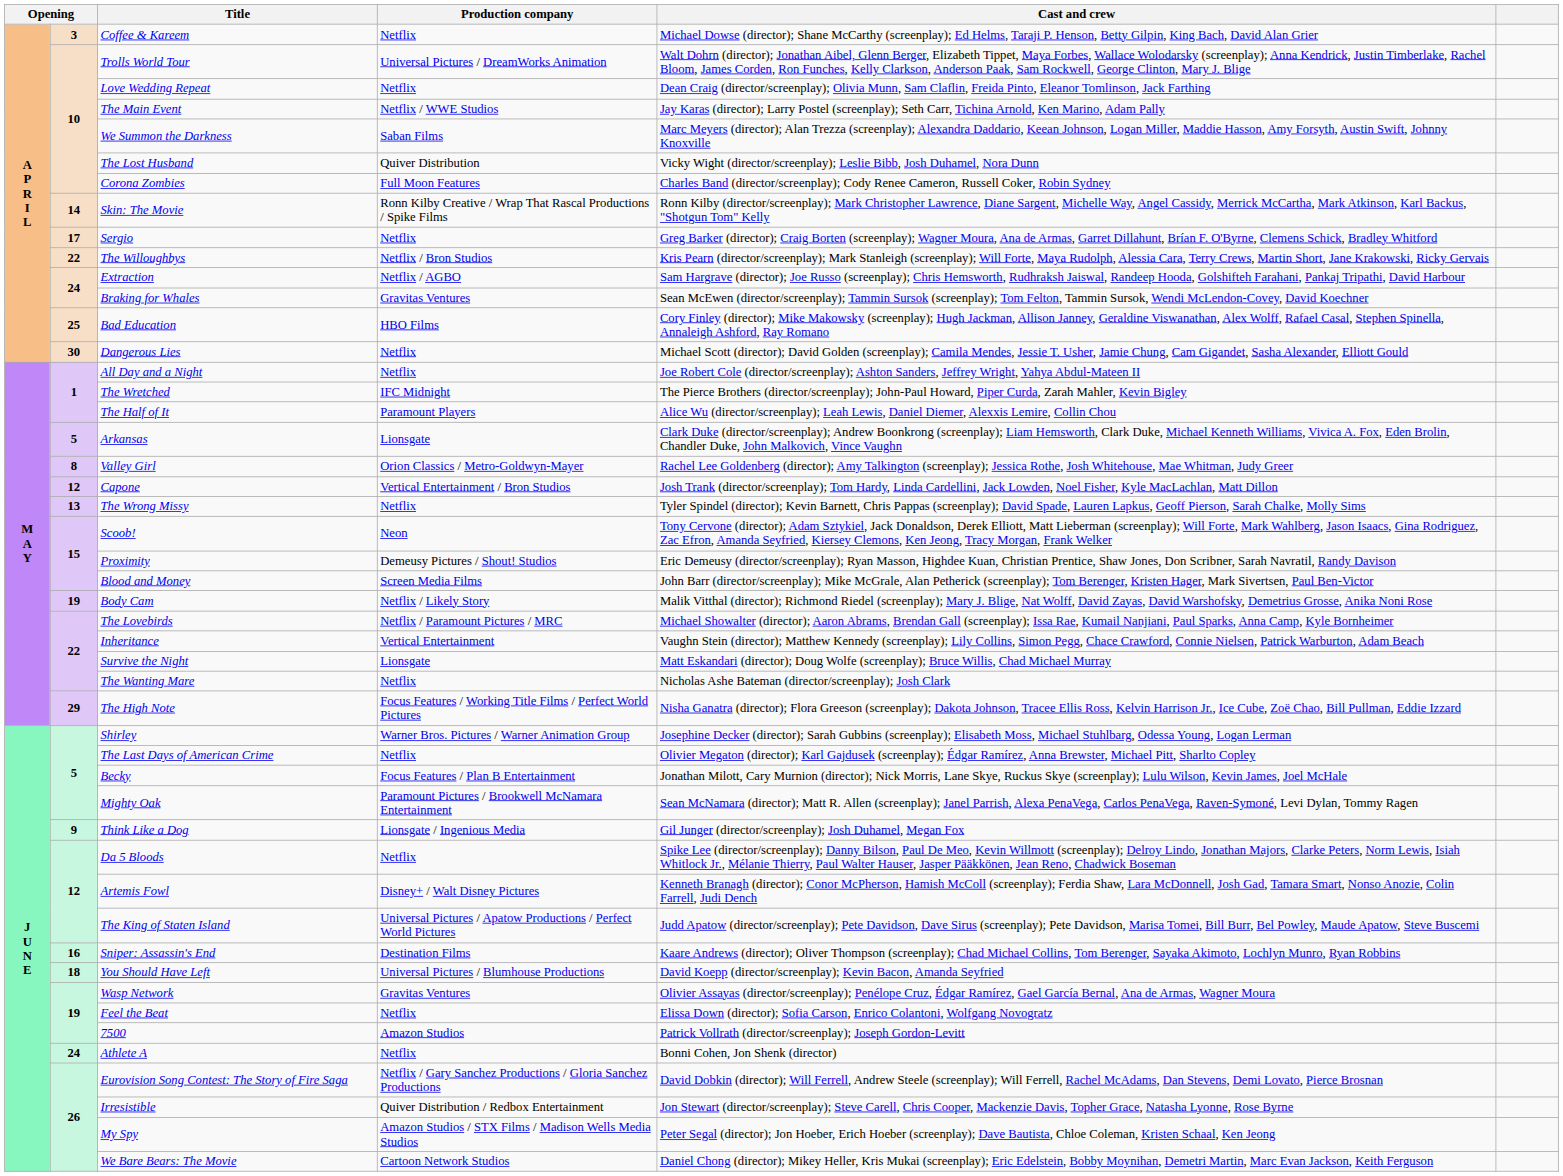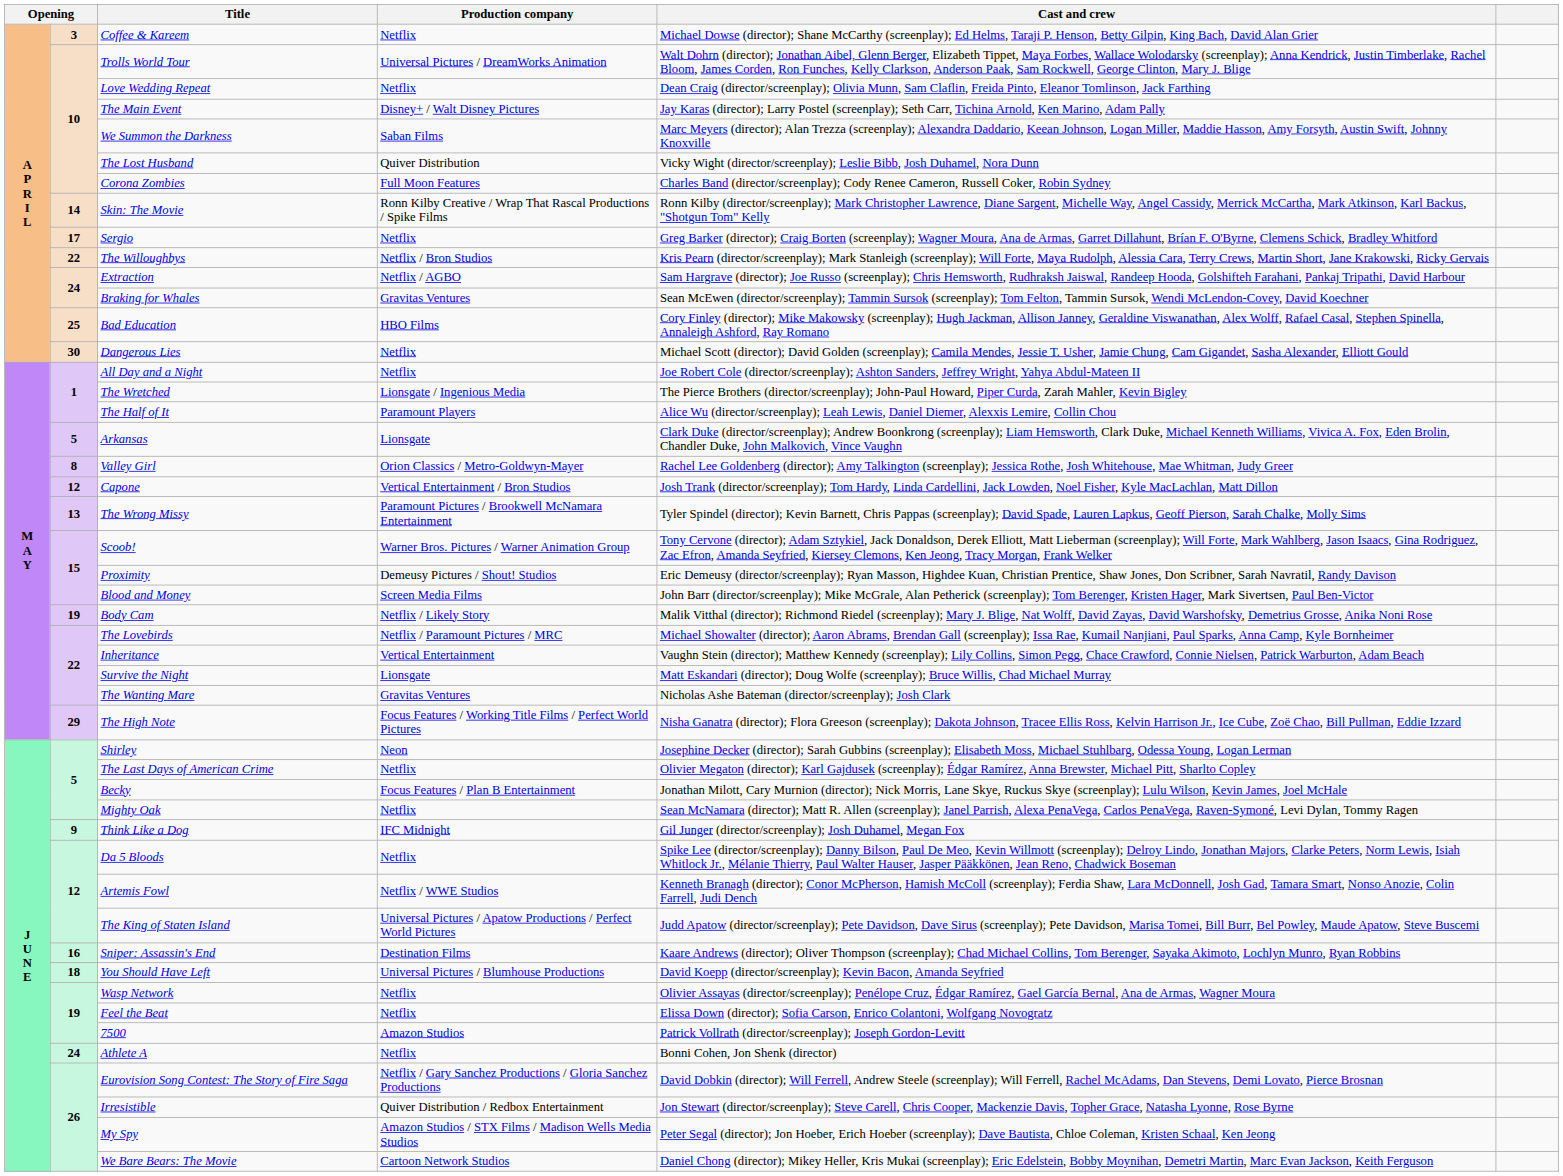(439, 108) Netflix / WWE Studios -> (460, 108) Disney+ / Walt Disney Pictures
(415, 392) IFC Midnight -> (453, 392) Lionsgate / Ingenious Media
(398, 506) Netflix -> (491, 513) Paramount Pictures / Brookwell McNamara Entertainment
(394, 533) Neon -> (505, 547) Warner Bros. Pictures / Warner Animation Group
(398, 681) Netflix -> (425, 695) Gravitas Ventures
(505, 735) Warner Bros. Pictures / Warner Animation Group -> (394, 749) Neon
(491, 802) Paramount Pictures / Brookwell McNamara Entertainment -> (398, 809) Netflix
(453, 829) Lionsgate / Ingenious Media -> (415, 829) IFC Midnight
(460, 891) Disney+ / Walt Disney Pictures -> (439, 891) Netflix / WWE Studios
(425, 992) Gravitas Ventures -> (398, 992) Netflix
